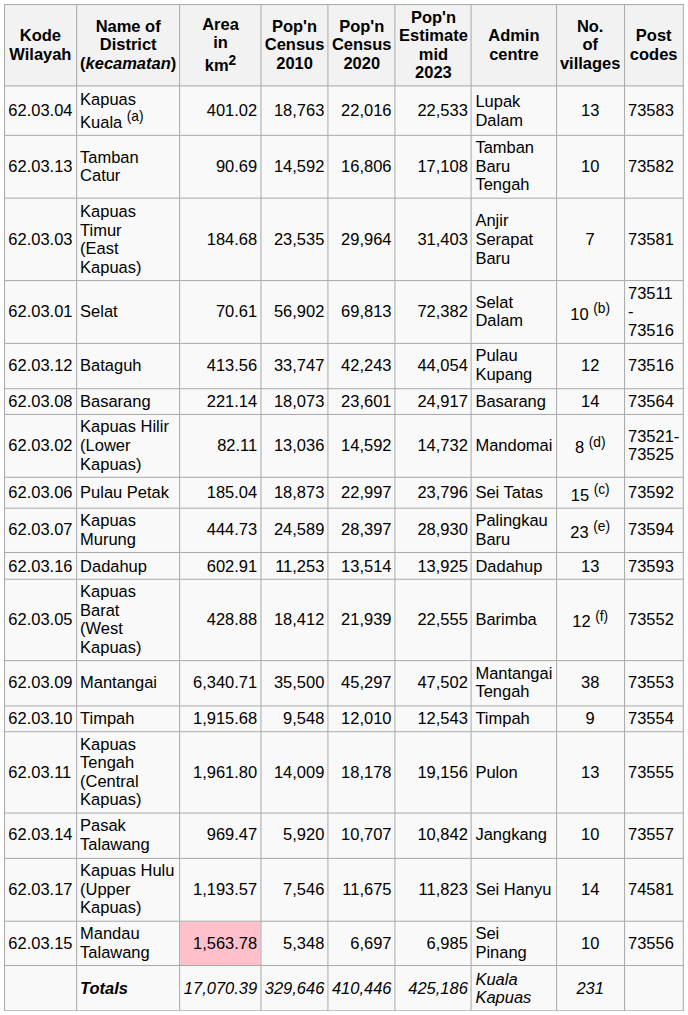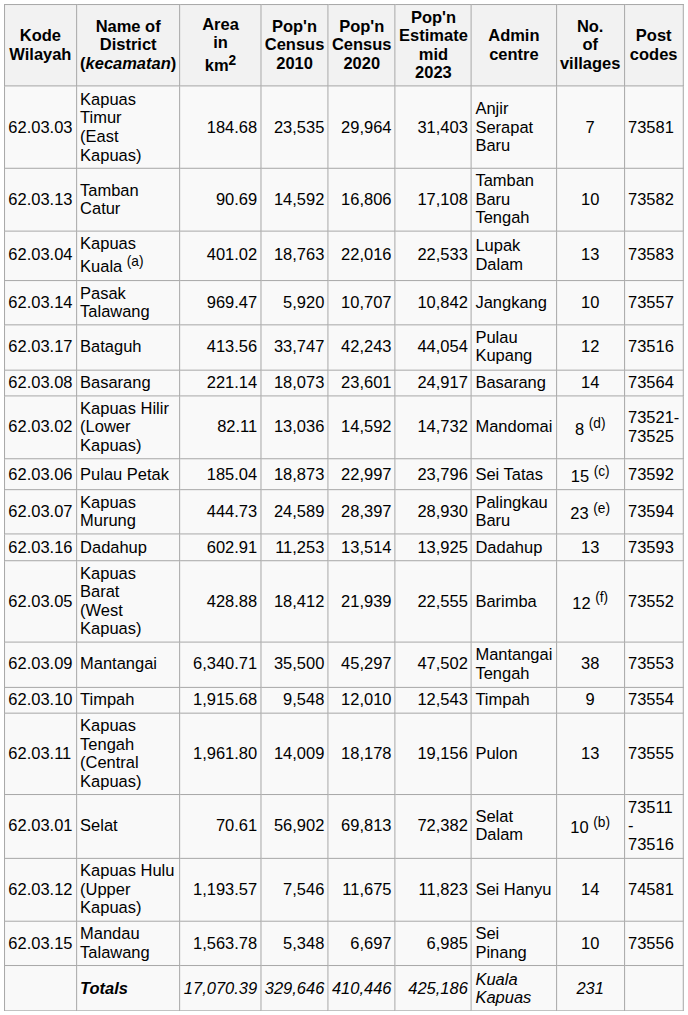rows swapped: (112, 110) <-> (111, 239)
rows swapped: (99, 311) <-> (115, 835)
(40, 365) 62.03.12 -> (40, 347) 62.03.17
(40, 889) 62.03.17 -> (40, 889) 62.03.12
(225, 943) pink background -> (225, 943) no background
